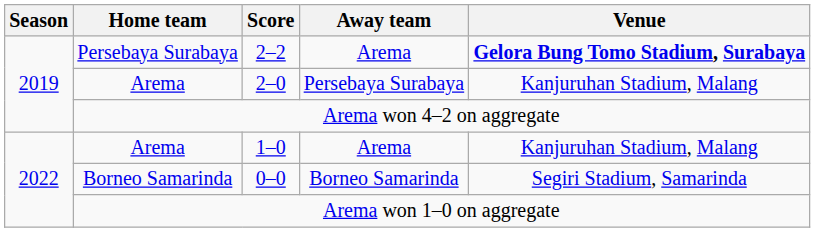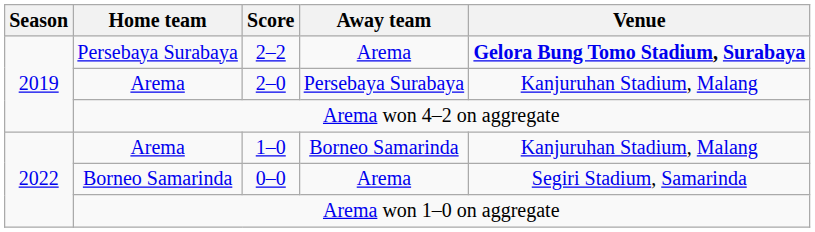(384, 147) Arema -> (384, 147) Borneo Samarinda
(384, 178) Borneo Samarinda -> (384, 178) Arema
